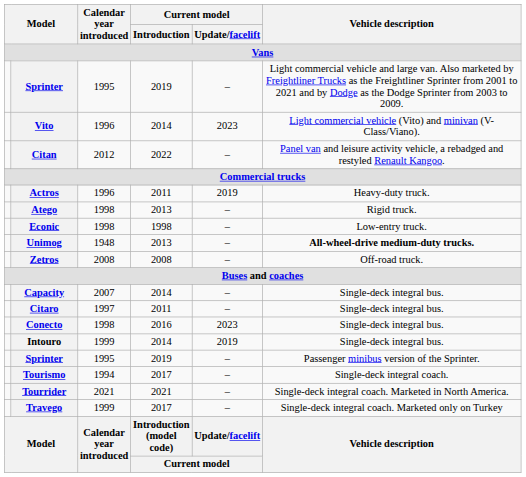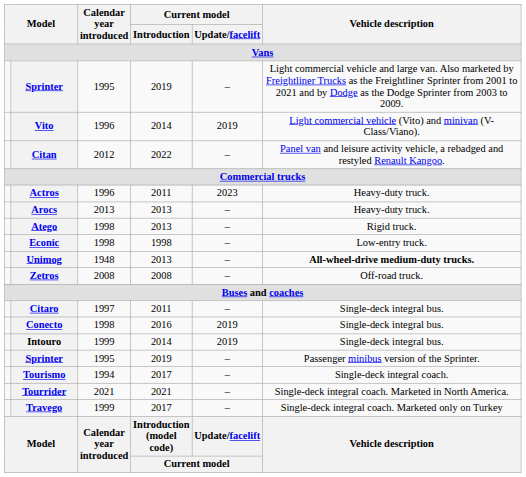(227, 126) 2023 -> (227, 126) 2019
(227, 193) 2019 -> (227, 193) 2023
+ row: (44, 210)
- row: (44, 292)
(227, 325) 2023 -> (227, 325) 2019
